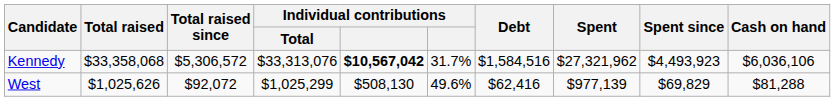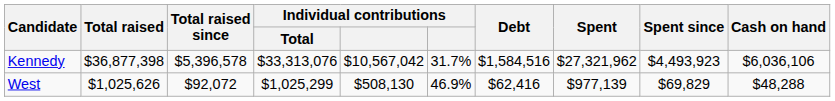(124, 61) $33,358,068 -> (124, 61) $36,877,398
(211, 61) $5,306,572 -> (211, 61) $5,396,578
(384, 61) bold -> (384, 61) normal
(451, 84) 49.6% -> (451, 84) 46.9%
(779, 84) $81,288 -> (779, 84) $48,288
